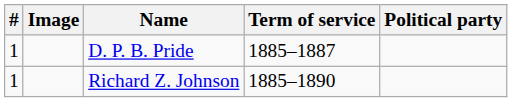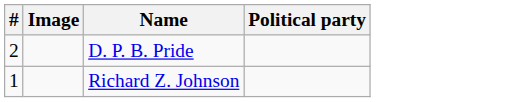- column: (312, 19)
(14, 50) 1 -> (14, 50) 2
